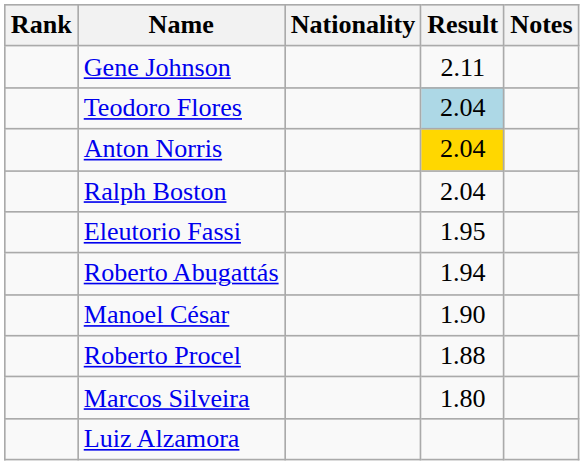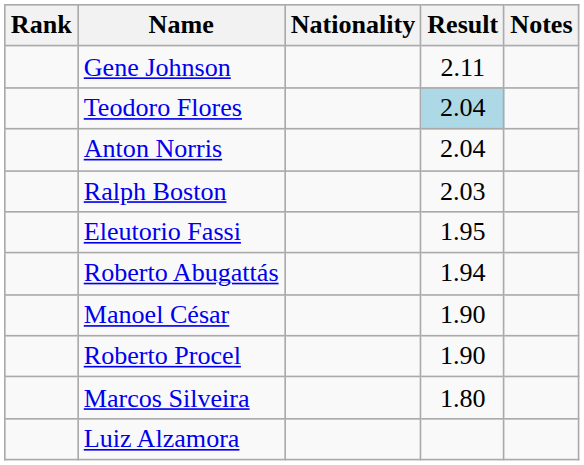(463, 149) gold background -> (463, 149) no background
(463, 190) 2.04 -> (463, 190) 2.03
(463, 356) 1.88 -> (463, 356) 1.90
